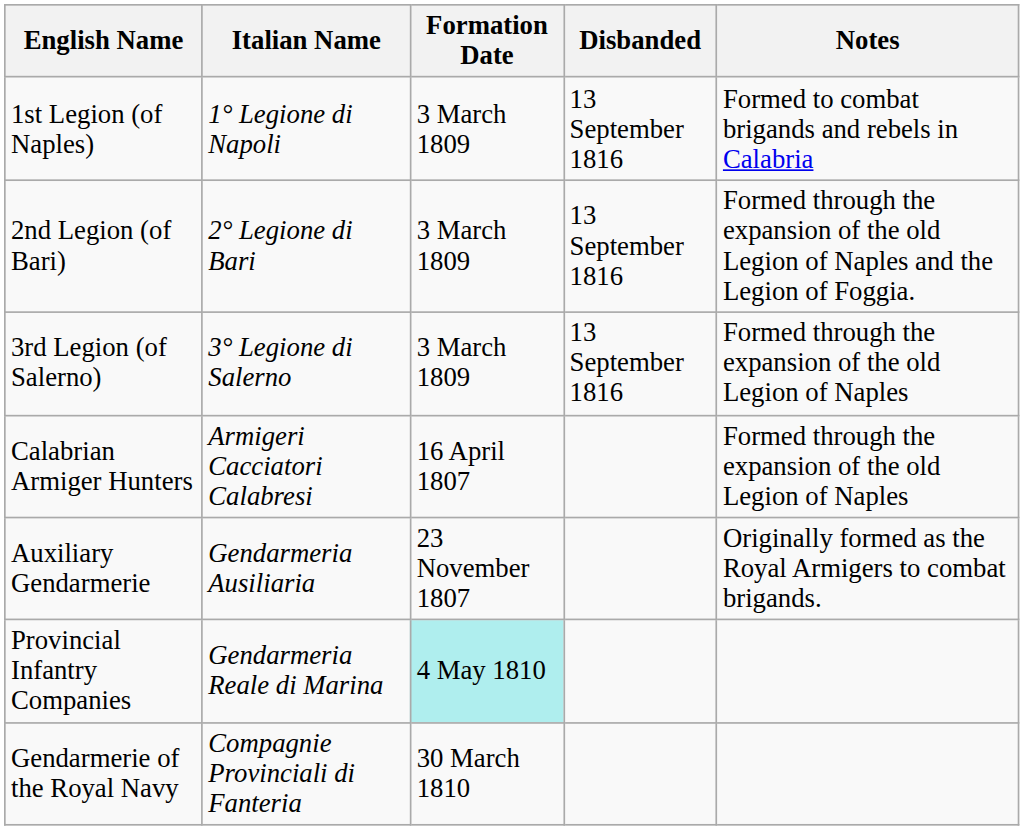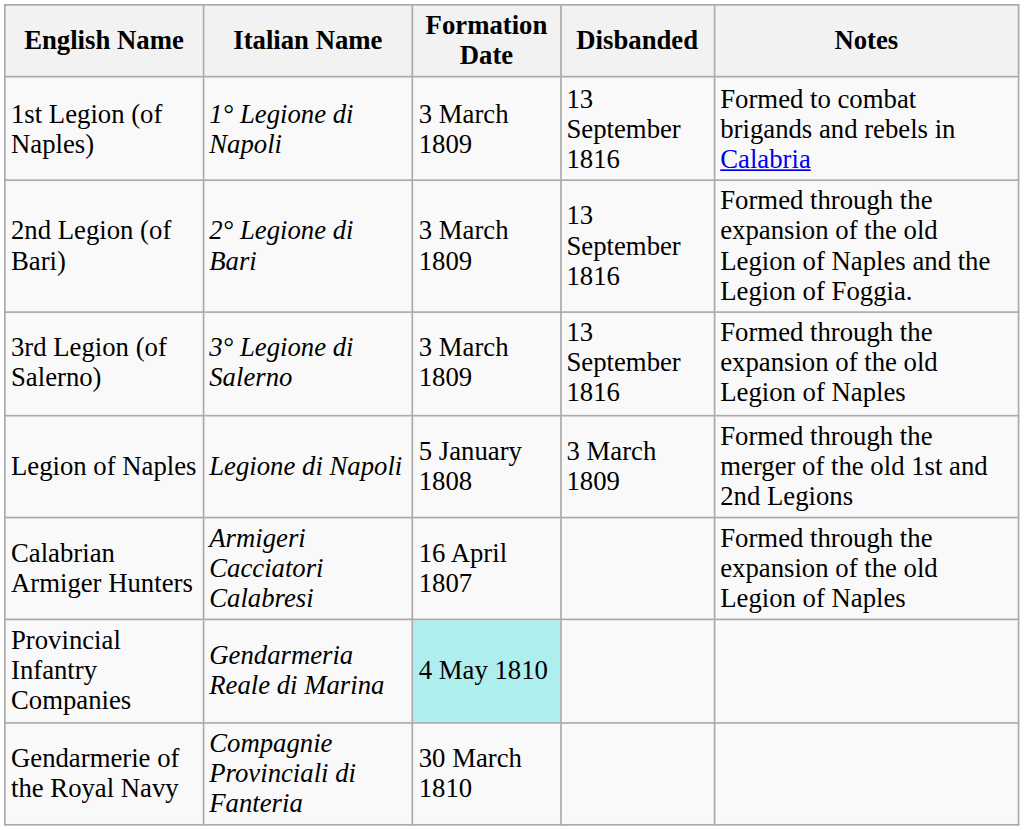+ row: (104, 465)
- row: (81, 568)
